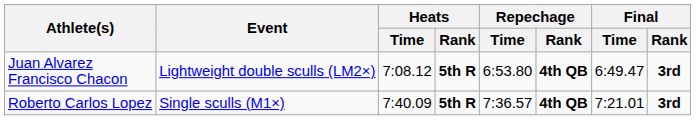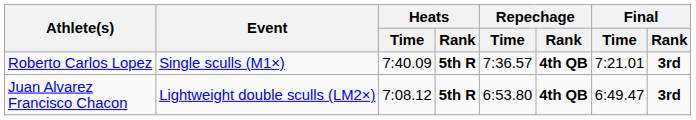rows swapped: (80, 103) <-> (68, 72)
